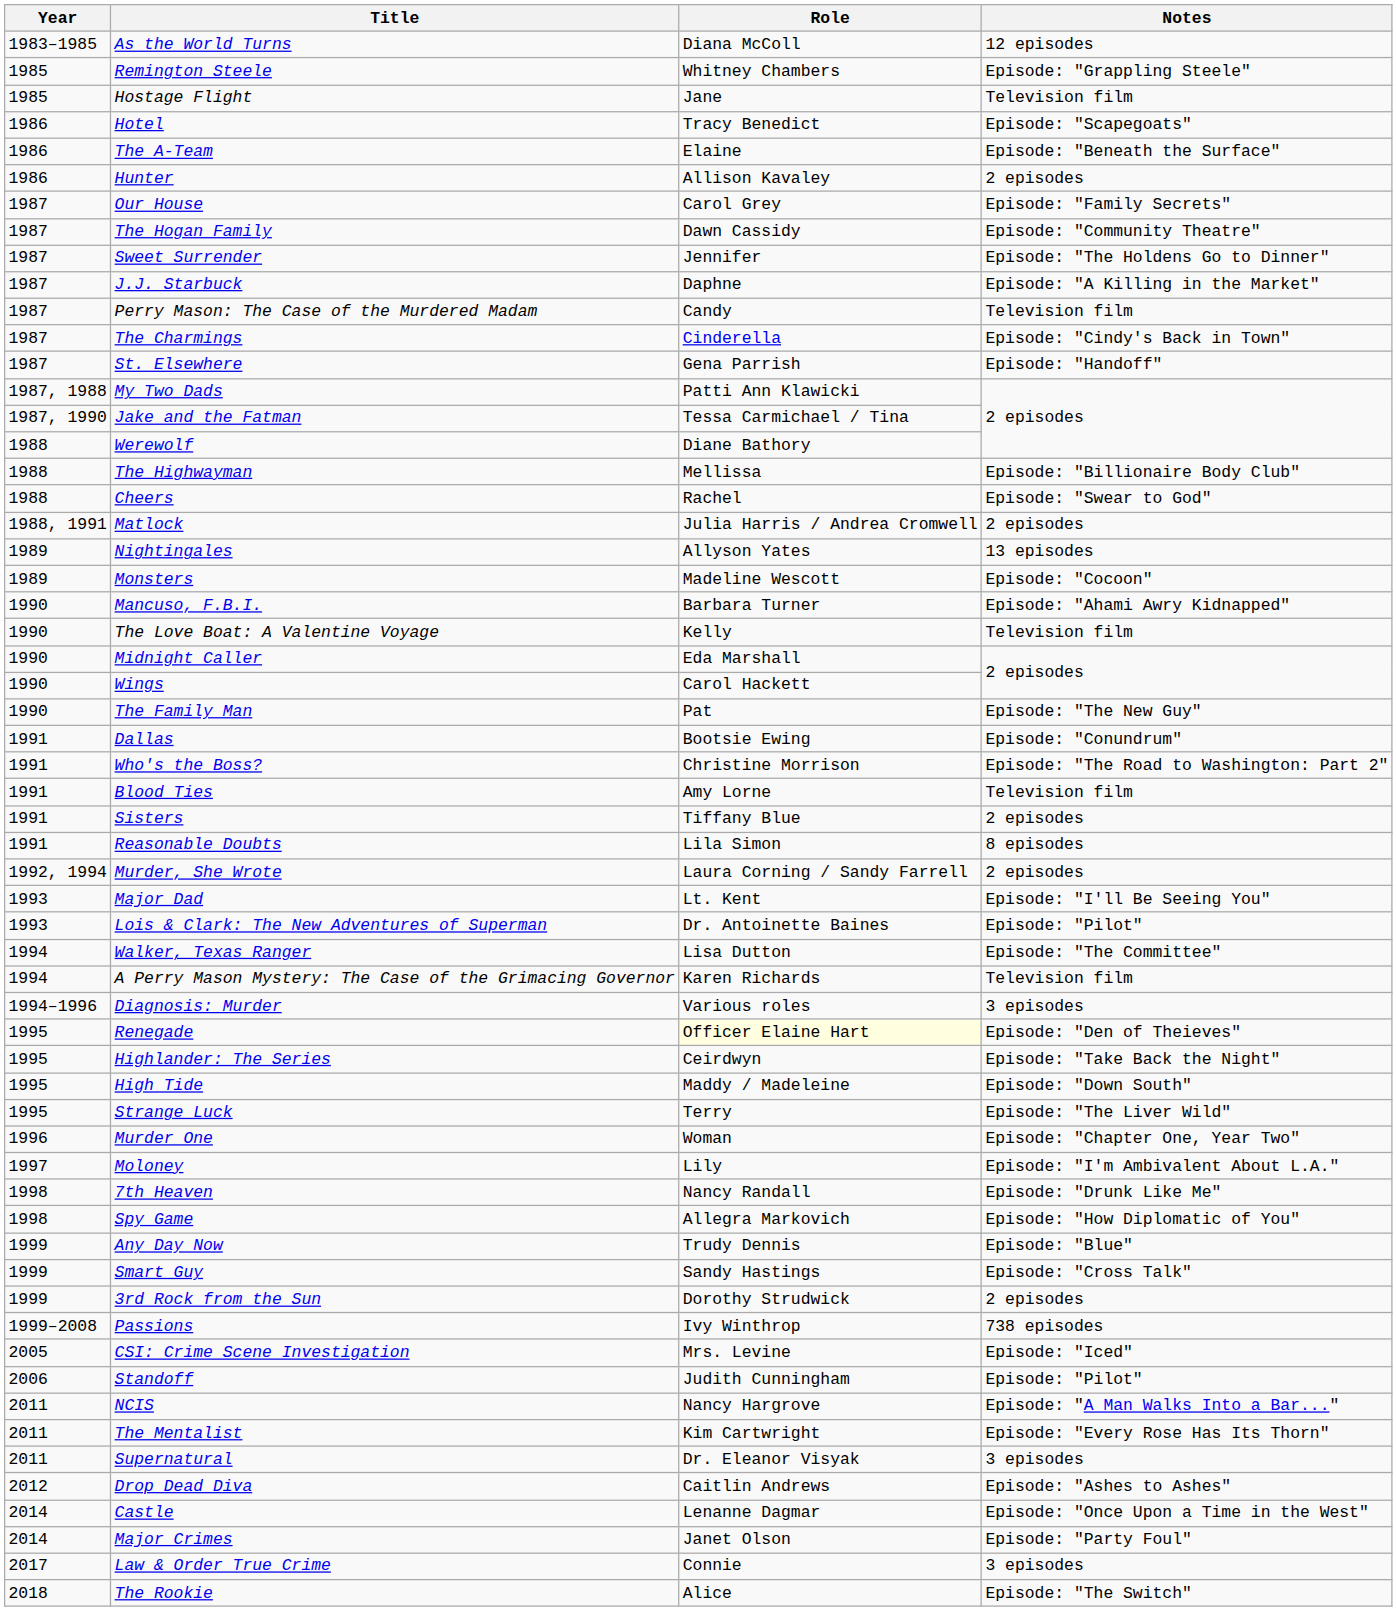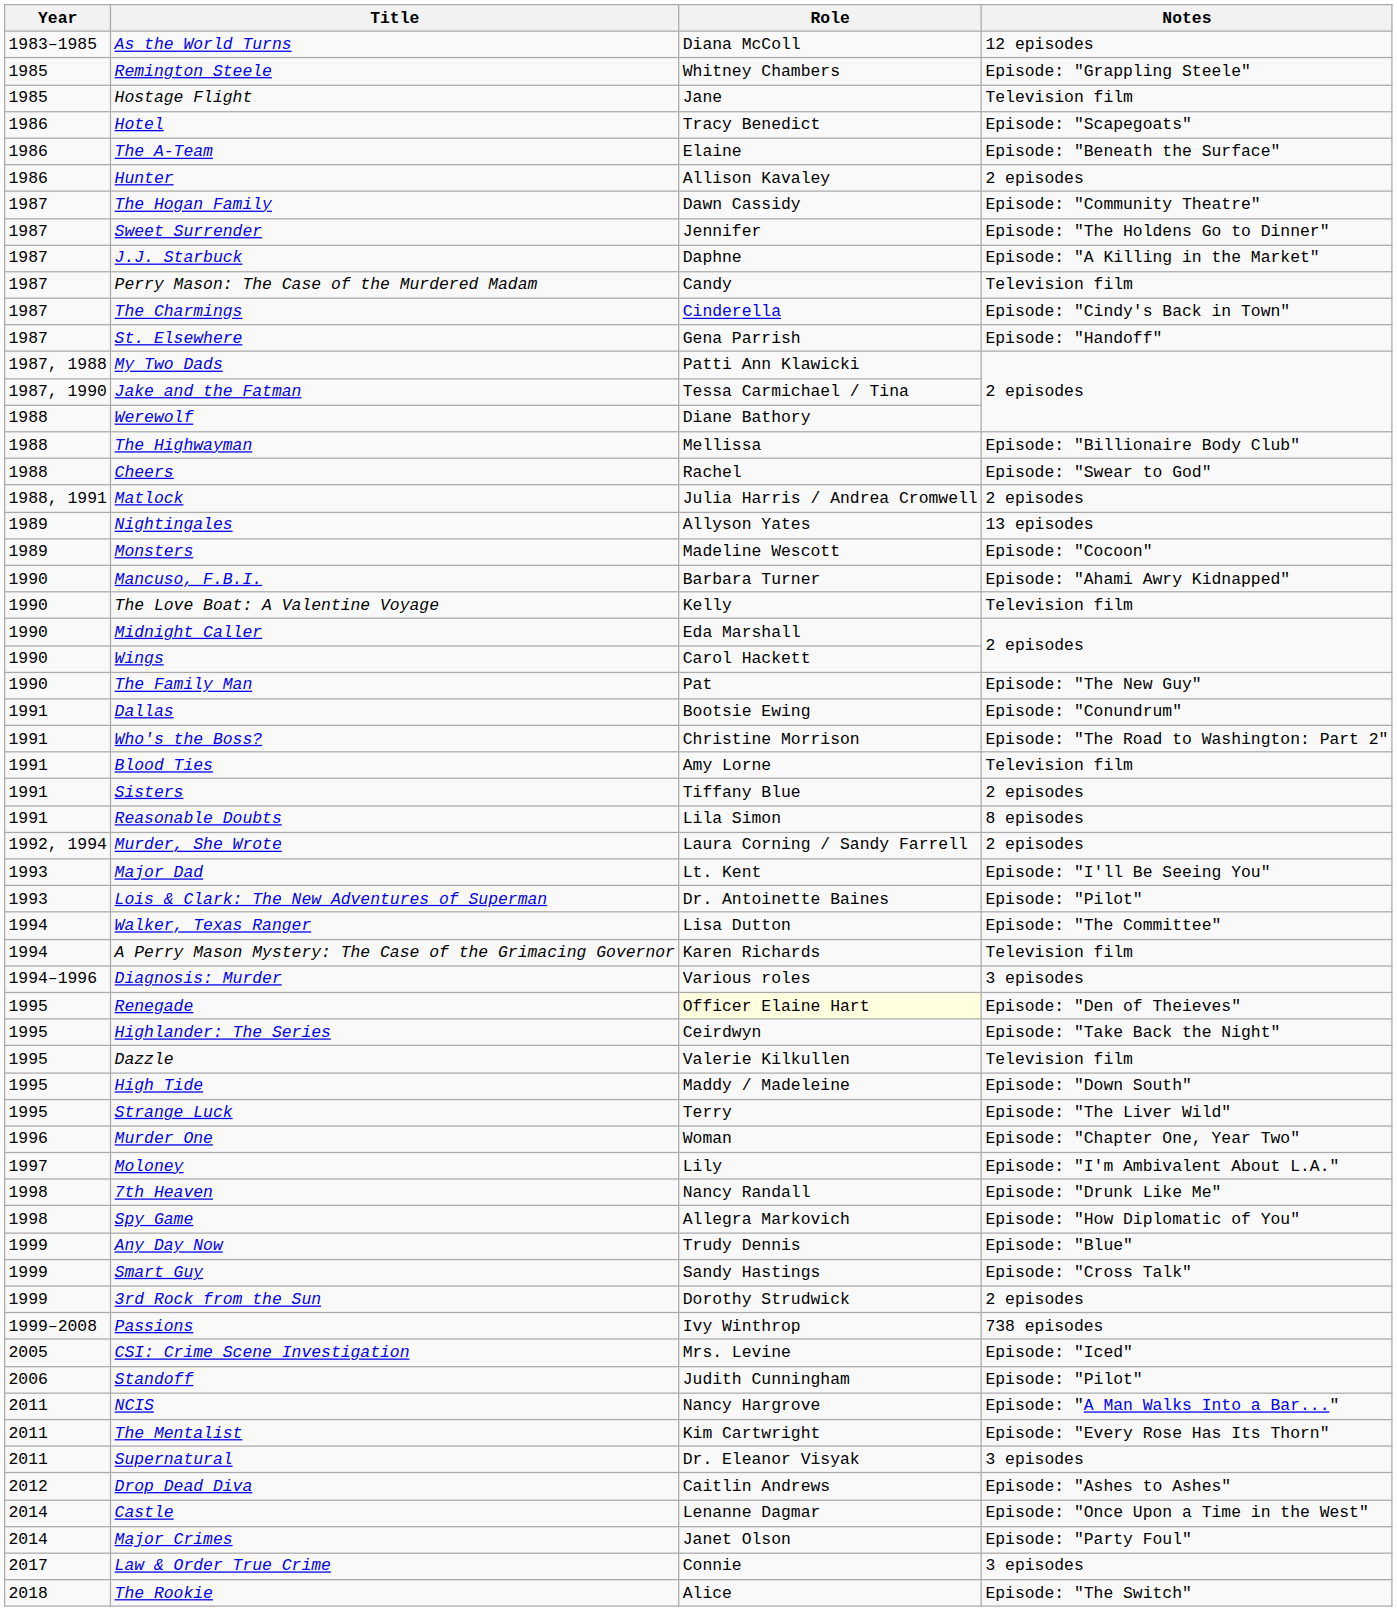- row: (159, 205)
+ row: (144, 1059)
